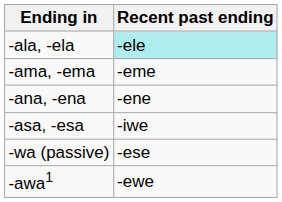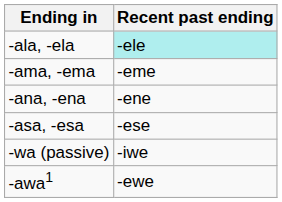(133, 125) -iwe -> (134, 125) -ese
(134, 152) -ese -> (133, 152) -iwe
